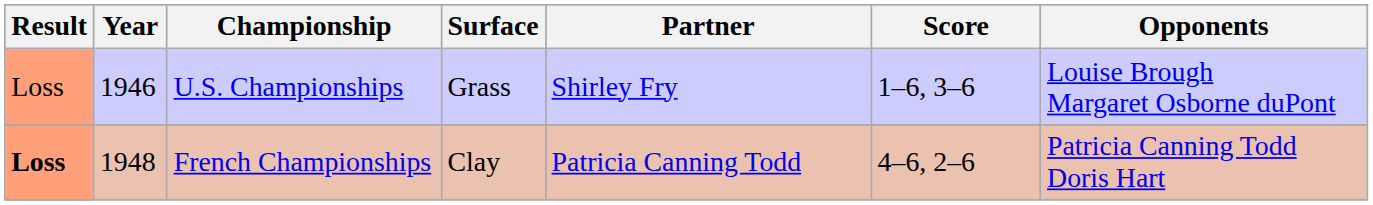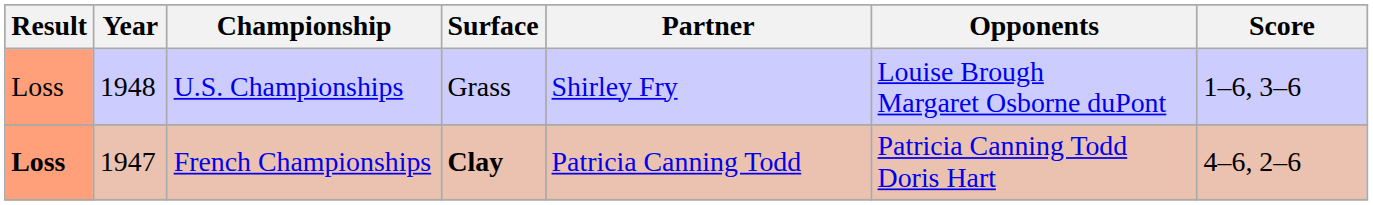columns swapped: (1204, 26) <-> (956, 26)
(128, 86) 1946 -> (128, 86) 1948
(128, 161) 1948 -> (128, 161) 1947
(474, 161) normal -> (475, 161) bold
